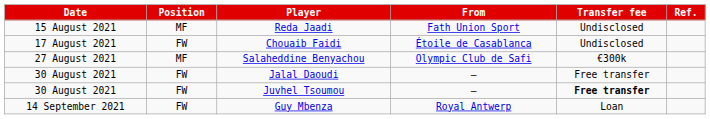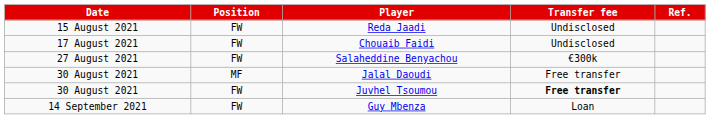- column: (474, 12)
(182, 28) MF -> (237, 28) FW
(182, 59) MF -> (237, 59) FW
(182, 75) FW -> (237, 75) MF
